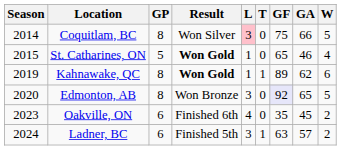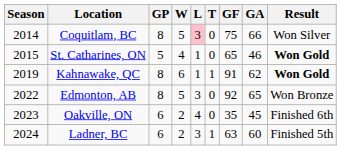columns swapped: (327, 14) <-> (207, 14)
(281, 74) 89 -> (231, 74) 91
(26, 94) 2020 -> (26, 94) 2022
(281, 94) lavender background -> (231, 94) no background
(305, 134) 57 -> (255, 134) 60
